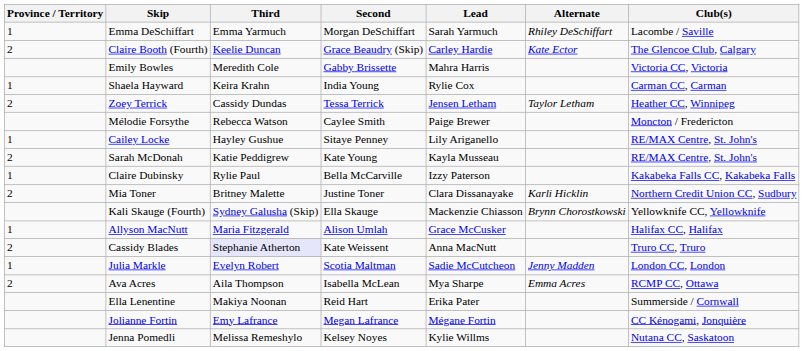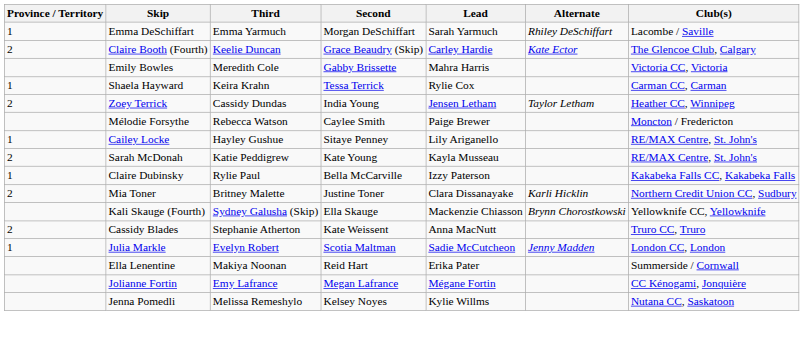(351, 85) India Young -> (354, 85) Tessa Terrick
(354, 103) Tessa Terrick -> (351, 103) India Young
- row: (148, 229)
(257, 247) lavender background -> (257, 229) no background
- row: (132, 283)
